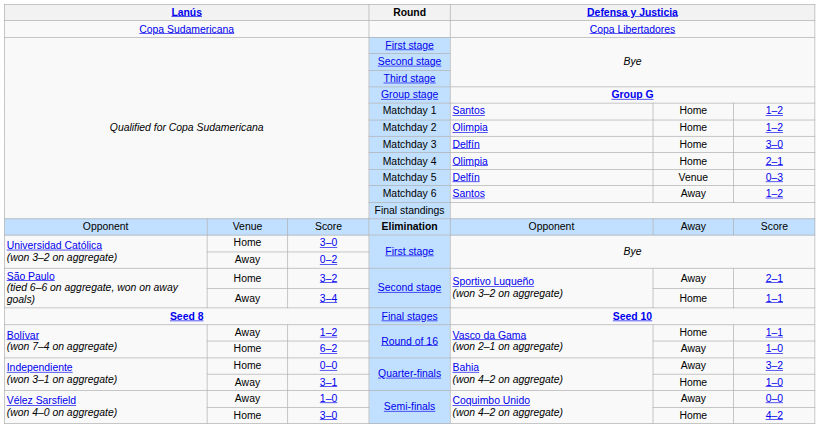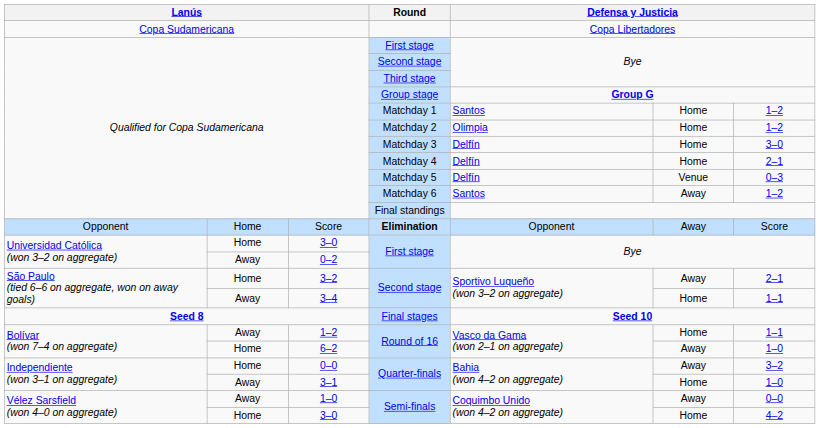(470, 161) Olimpia -> (466, 161) Delfín
(247, 227) Venue -> (248, 227) Home
